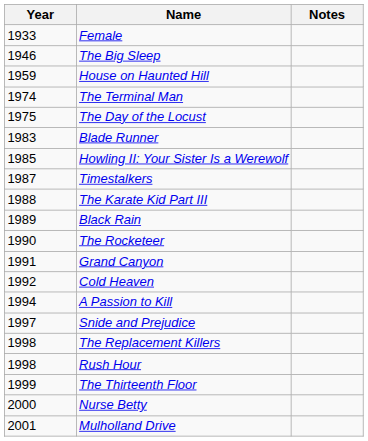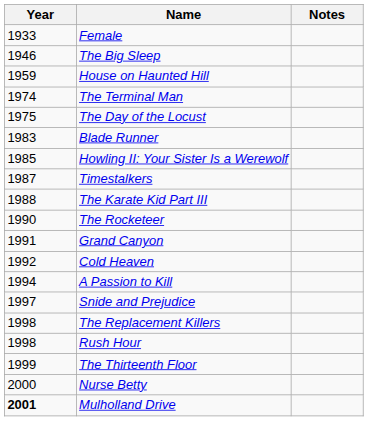- row: (110, 220)
(22, 425) normal -> (22, 405) bold
